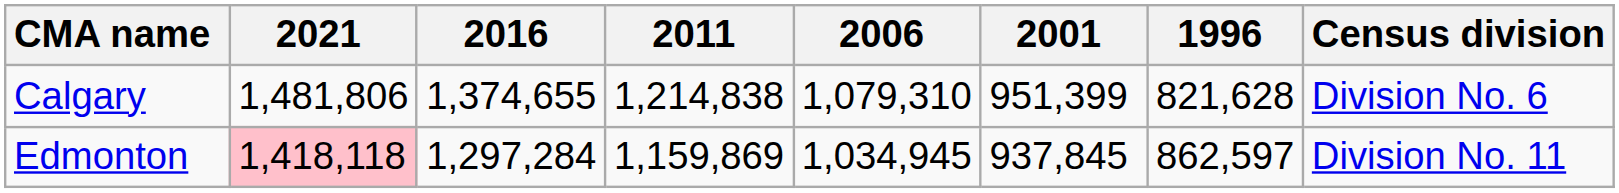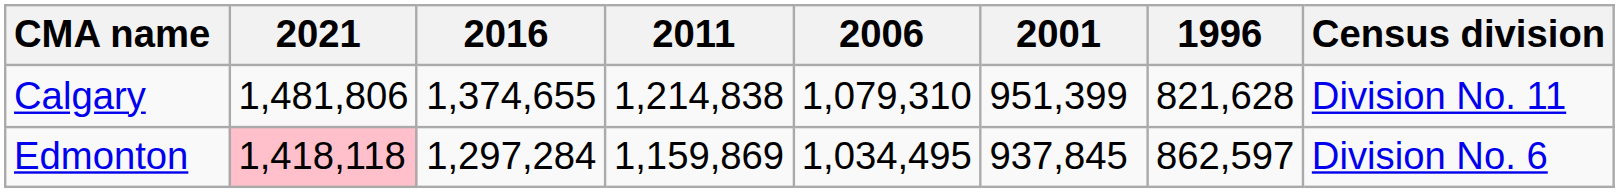(1430, 95) Division No. 6 -> (1439, 95) Division No. 11
(887, 156) 1,034,945 -> (887, 156) 1,034,495
(1439, 156) Division No. 11 -> (1430, 156) Division No. 6
